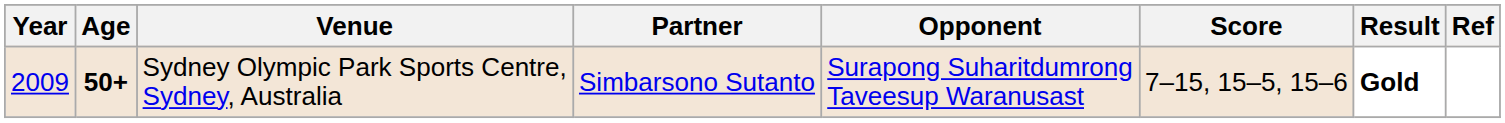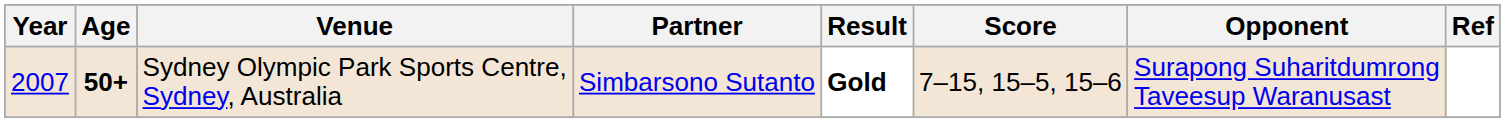columns swapped: (980, 26) <-> (1400, 26)
(40, 82) 2009 -> (40, 82) 2007
